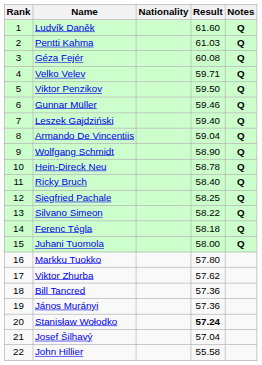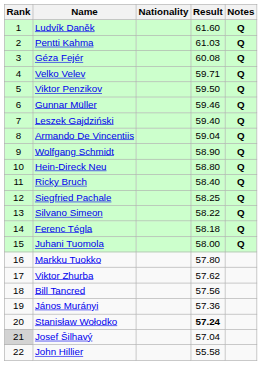(208, 167) 58.78 -> (208, 167) 58.80
(208, 290) 57.36 -> (208, 290) 57.56
(18, 337) no background -> (18, 337) lightgrey background
